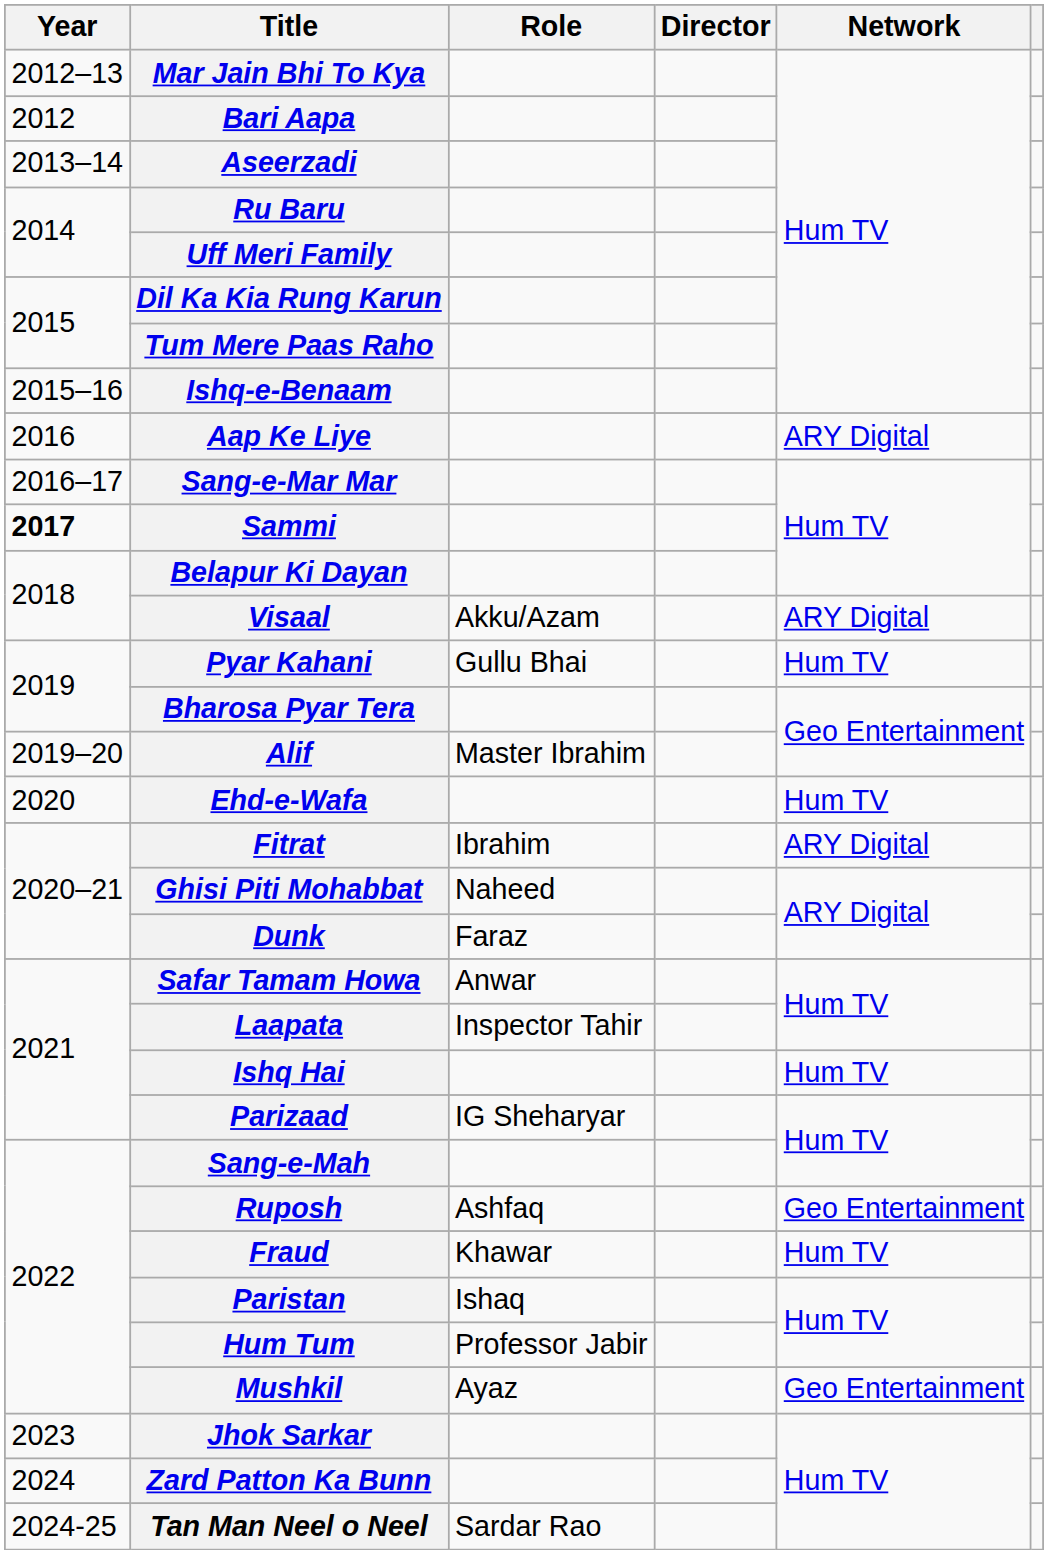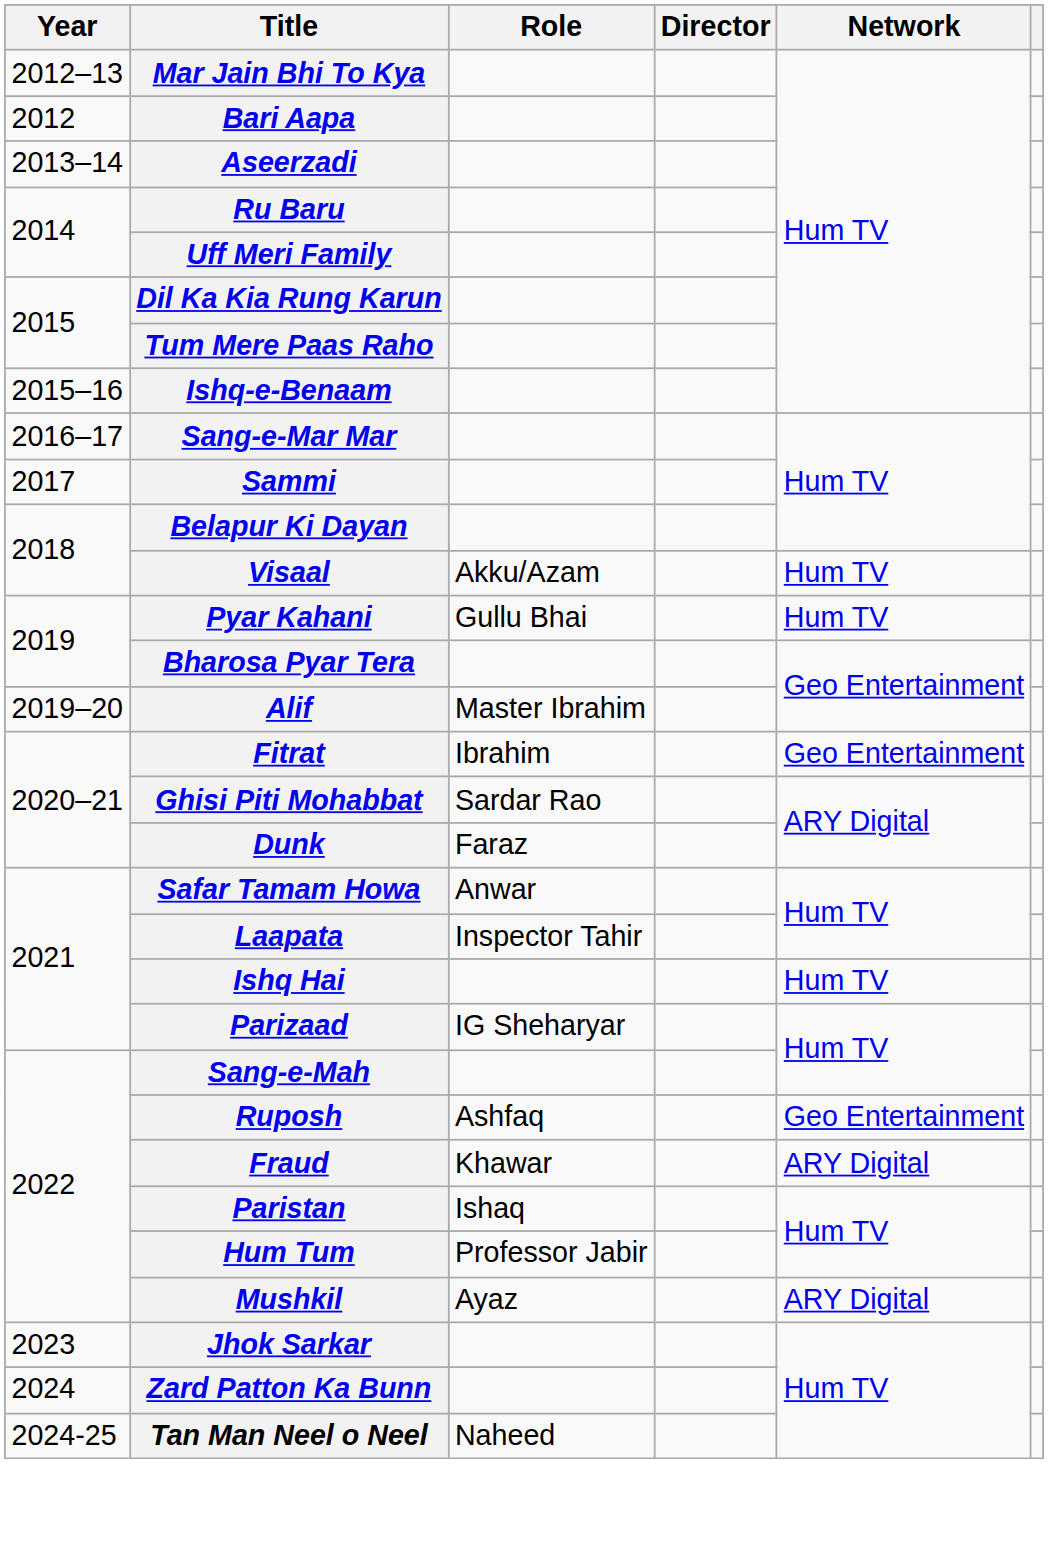- row: (289, 436)
(43, 526) bold -> (43, 481) normal
(856, 617) ARY Digital -> (836, 572) Hum TV
- row: (289, 799)
(856, 844) ARY Digital -> (904, 753) Geo Entertainment
(505, 890) Naheed -> (528, 799) Sardar Rao
(836, 1253) Hum TV -> (856, 1162) ARY Digital
(904, 1389) Geo Entertainment -> (856, 1299) ARY Digital
(528, 1526) Sardar Rao -> (505, 1435) Naheed
